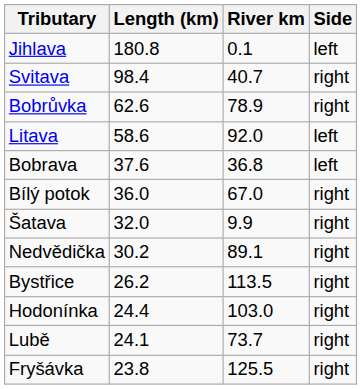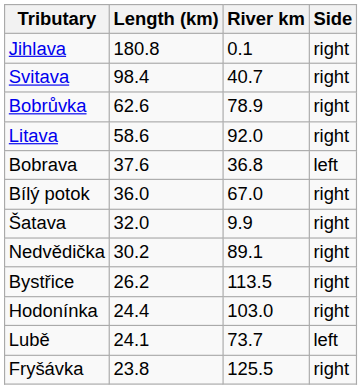(326, 48) left -> (331, 48) right
(326, 135) left -> (331, 135) right
(331, 340) right -> (326, 340) left
